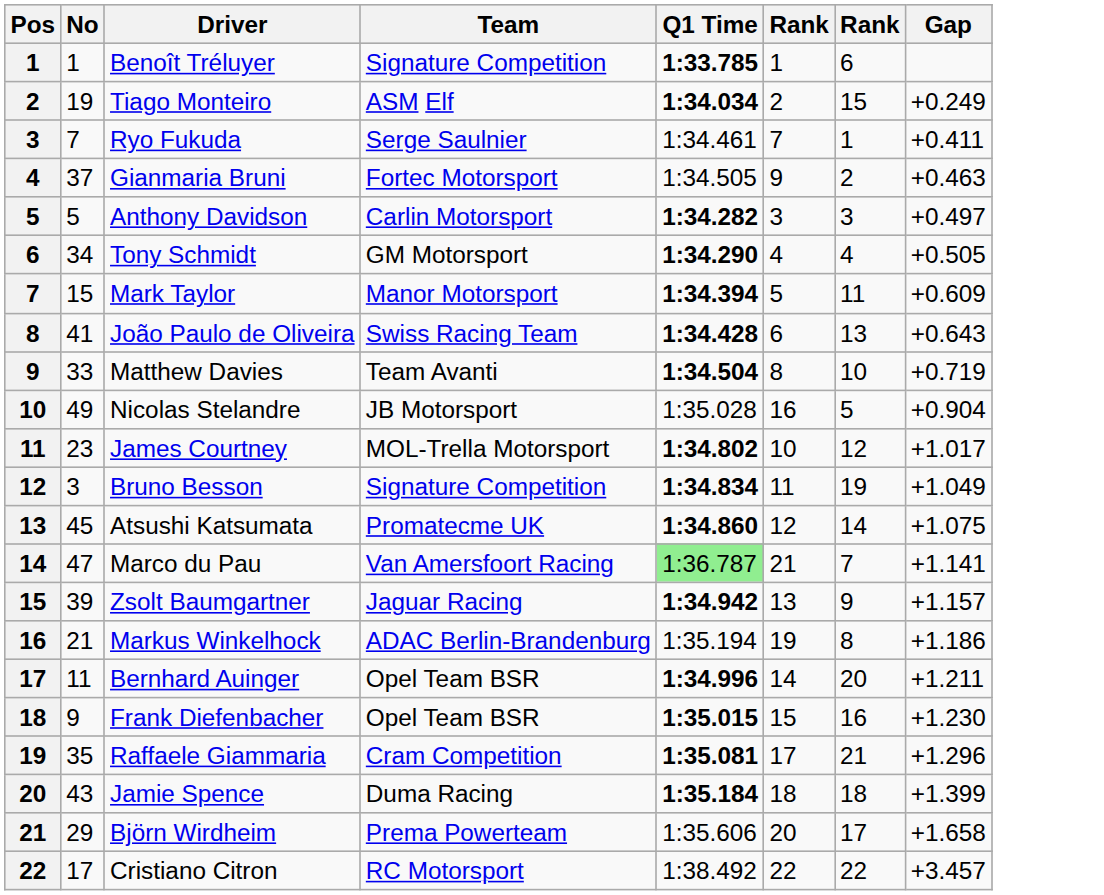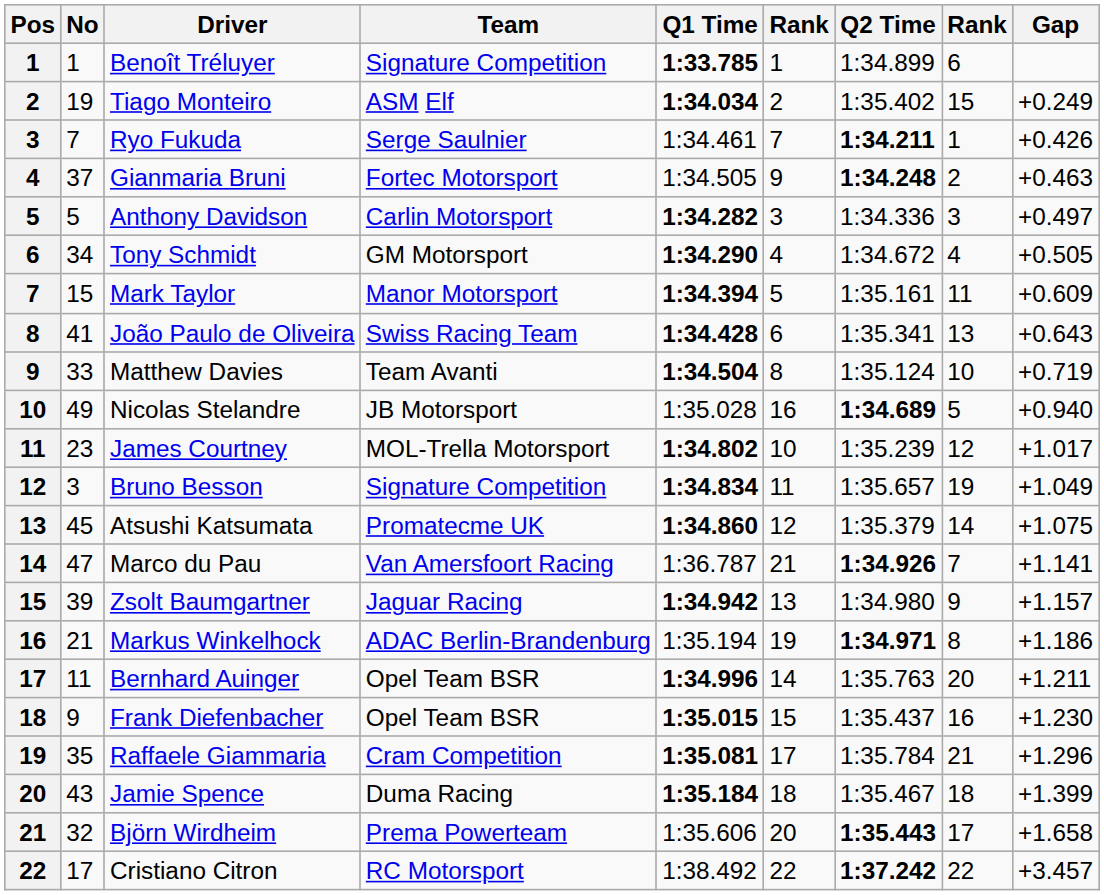+ column: (888, 24)
(947, 140) +0.411 -> (1056, 140) +0.426
(948, 409) +0.904 -> (1056, 409) +0.940
(709, 563) lightgreen background -> (709, 563) no background
(80, 833) 29 -> (80, 833) 32
